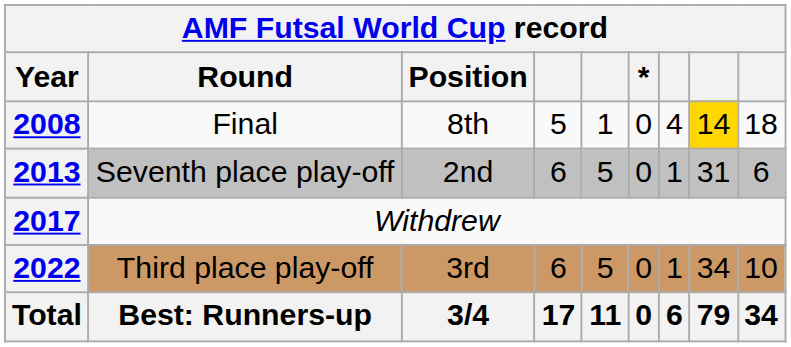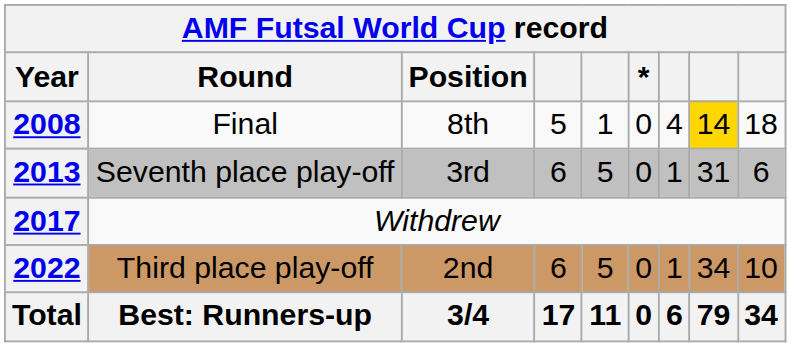(468, 172) 2nd -> (468, 172) 3rd
(468, 268) 3rd -> (468, 268) 2nd
